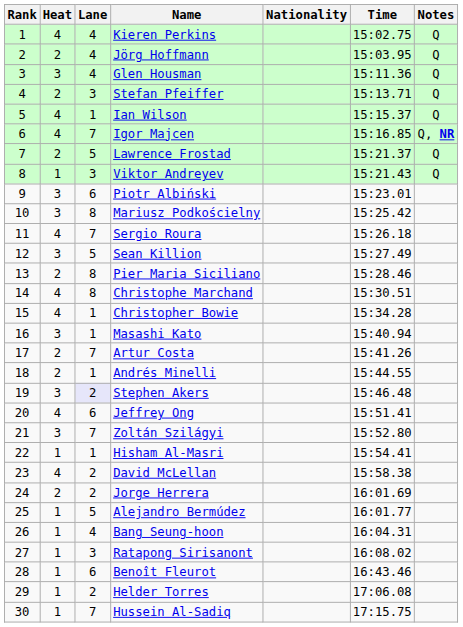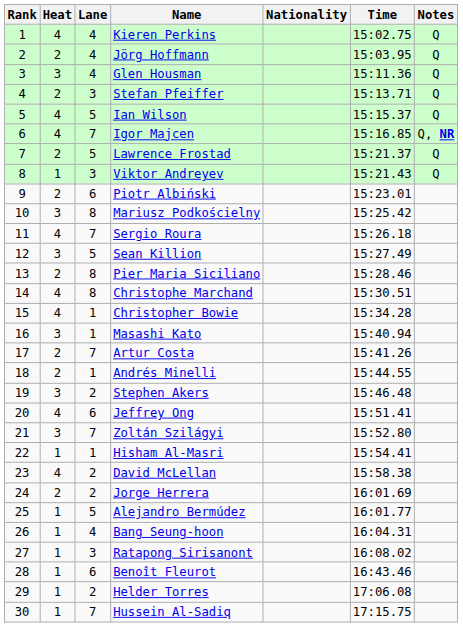(93, 114) 1 -> (93, 114) 5
(57, 194) 3 -> (57, 194) 2
(93, 393) lavender background -> (93, 393) no background
